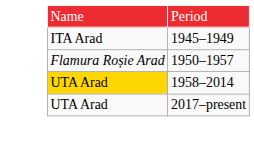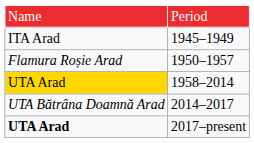+ row: (202, 104)
(79, 104) normal -> (39, 126) bold
